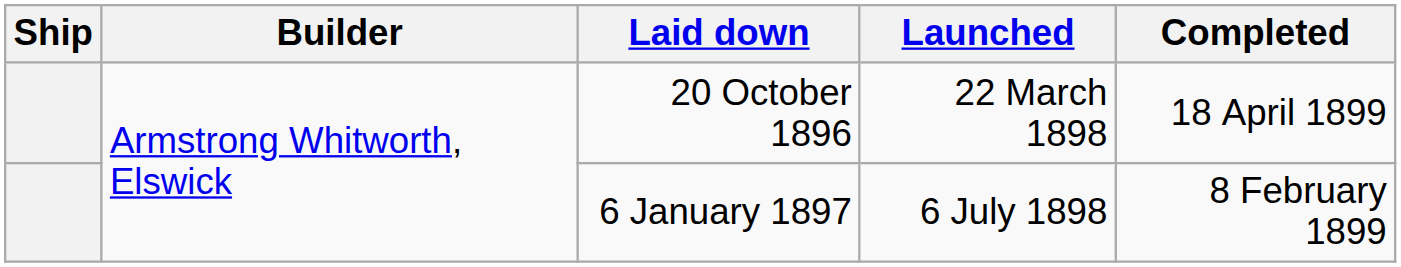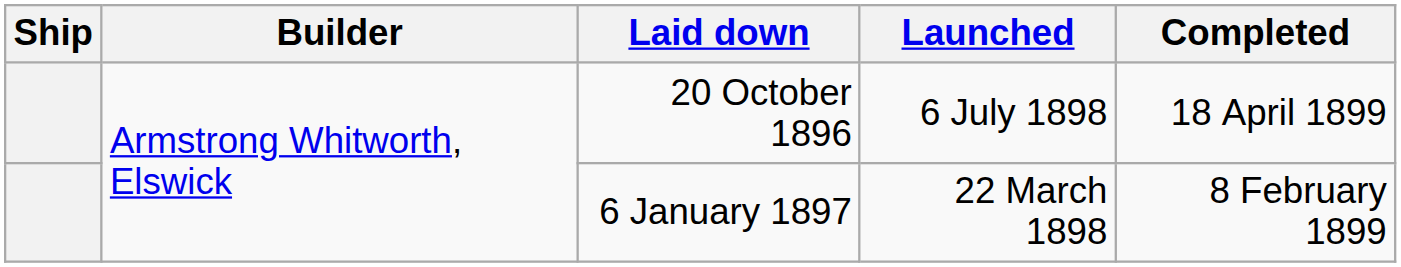(1031, 112) 22 March 1898 -> (1014, 112) 6 July 1898
(1014, 211) 6 July 1898 -> (1031, 211) 22 March 1898
